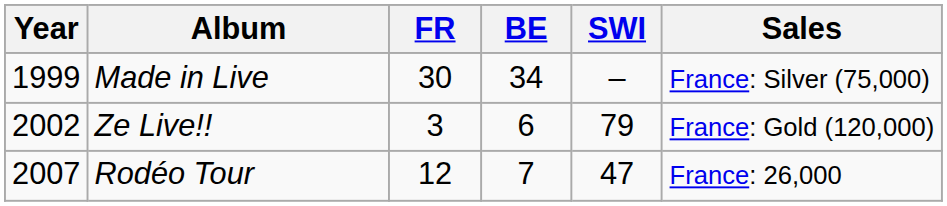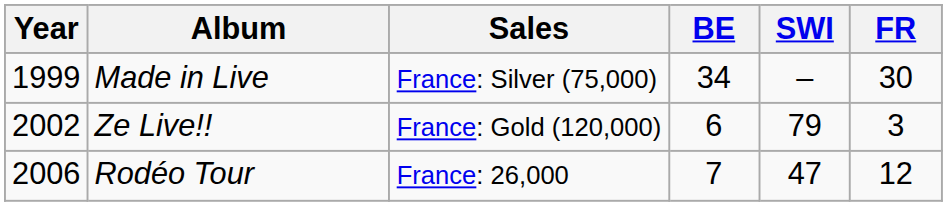columns swapped: (435, 28) <-> (802, 28)
(46, 175) 2007 -> (46, 175) 2006
